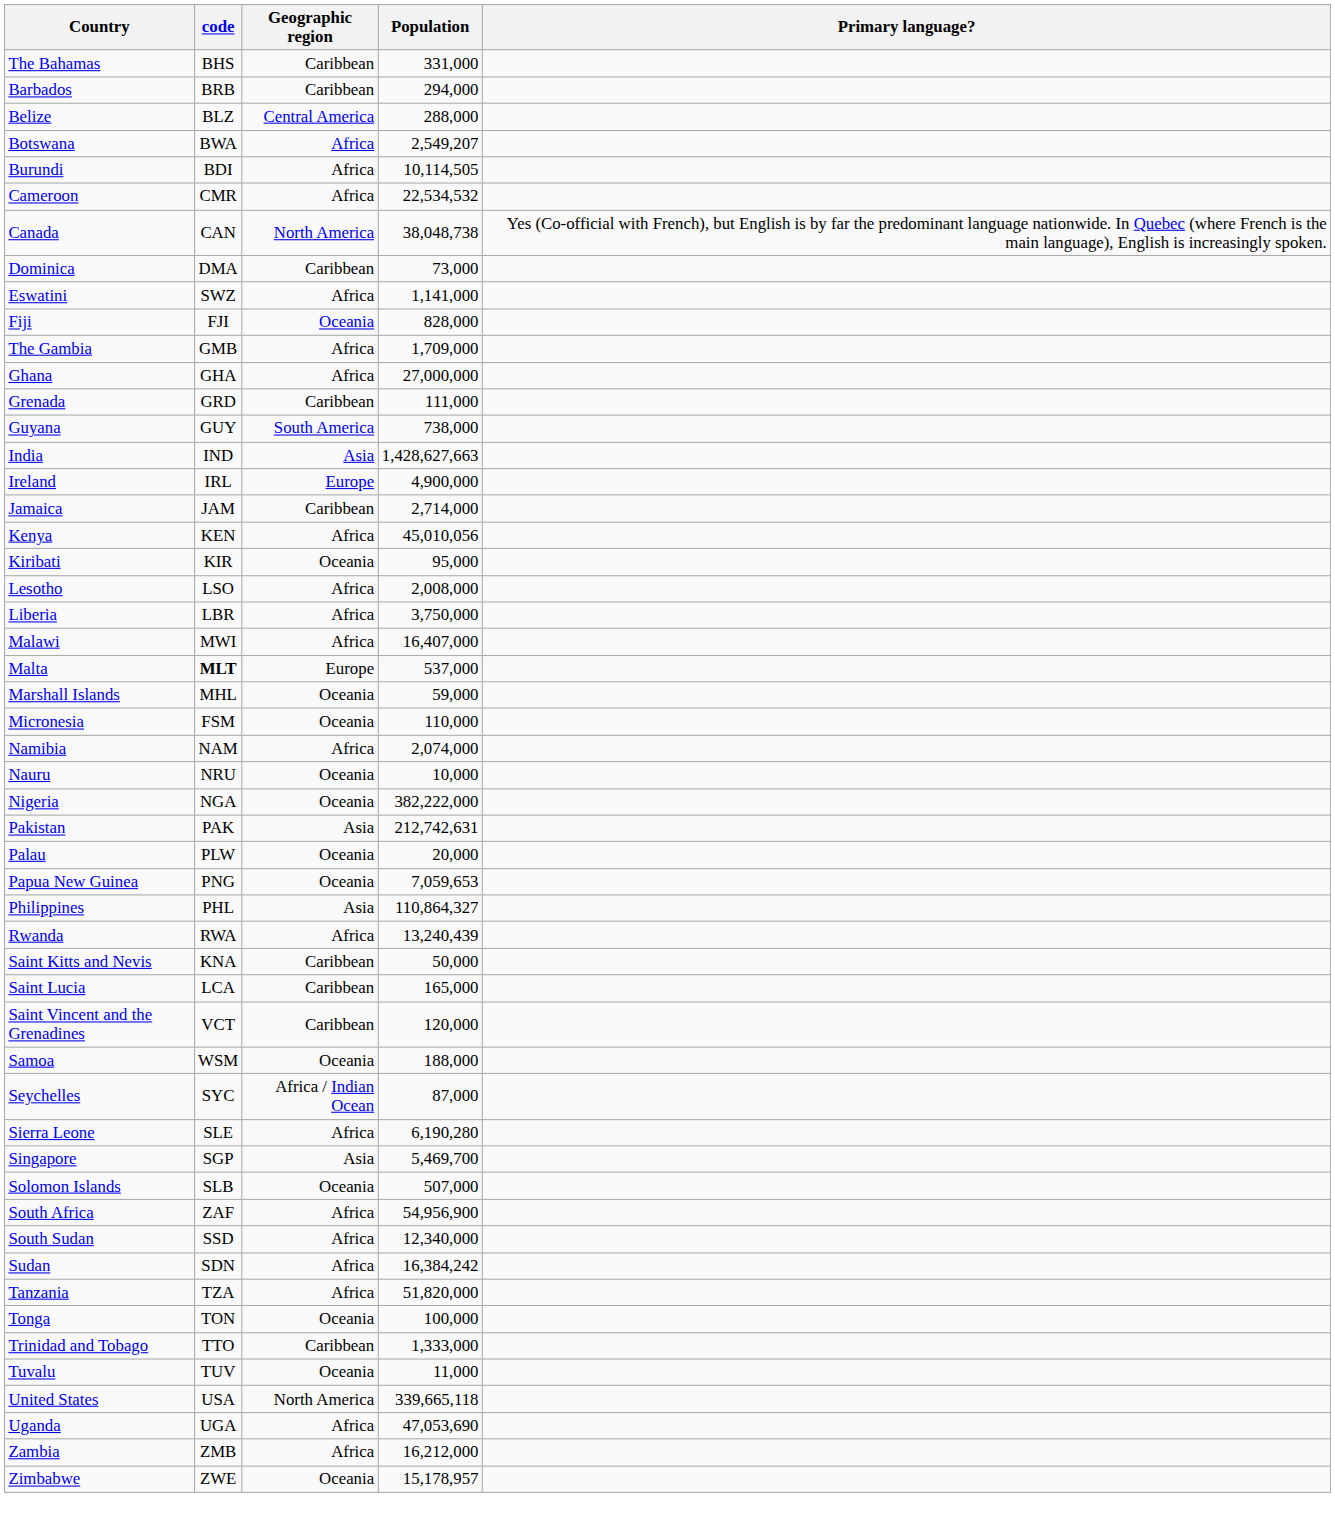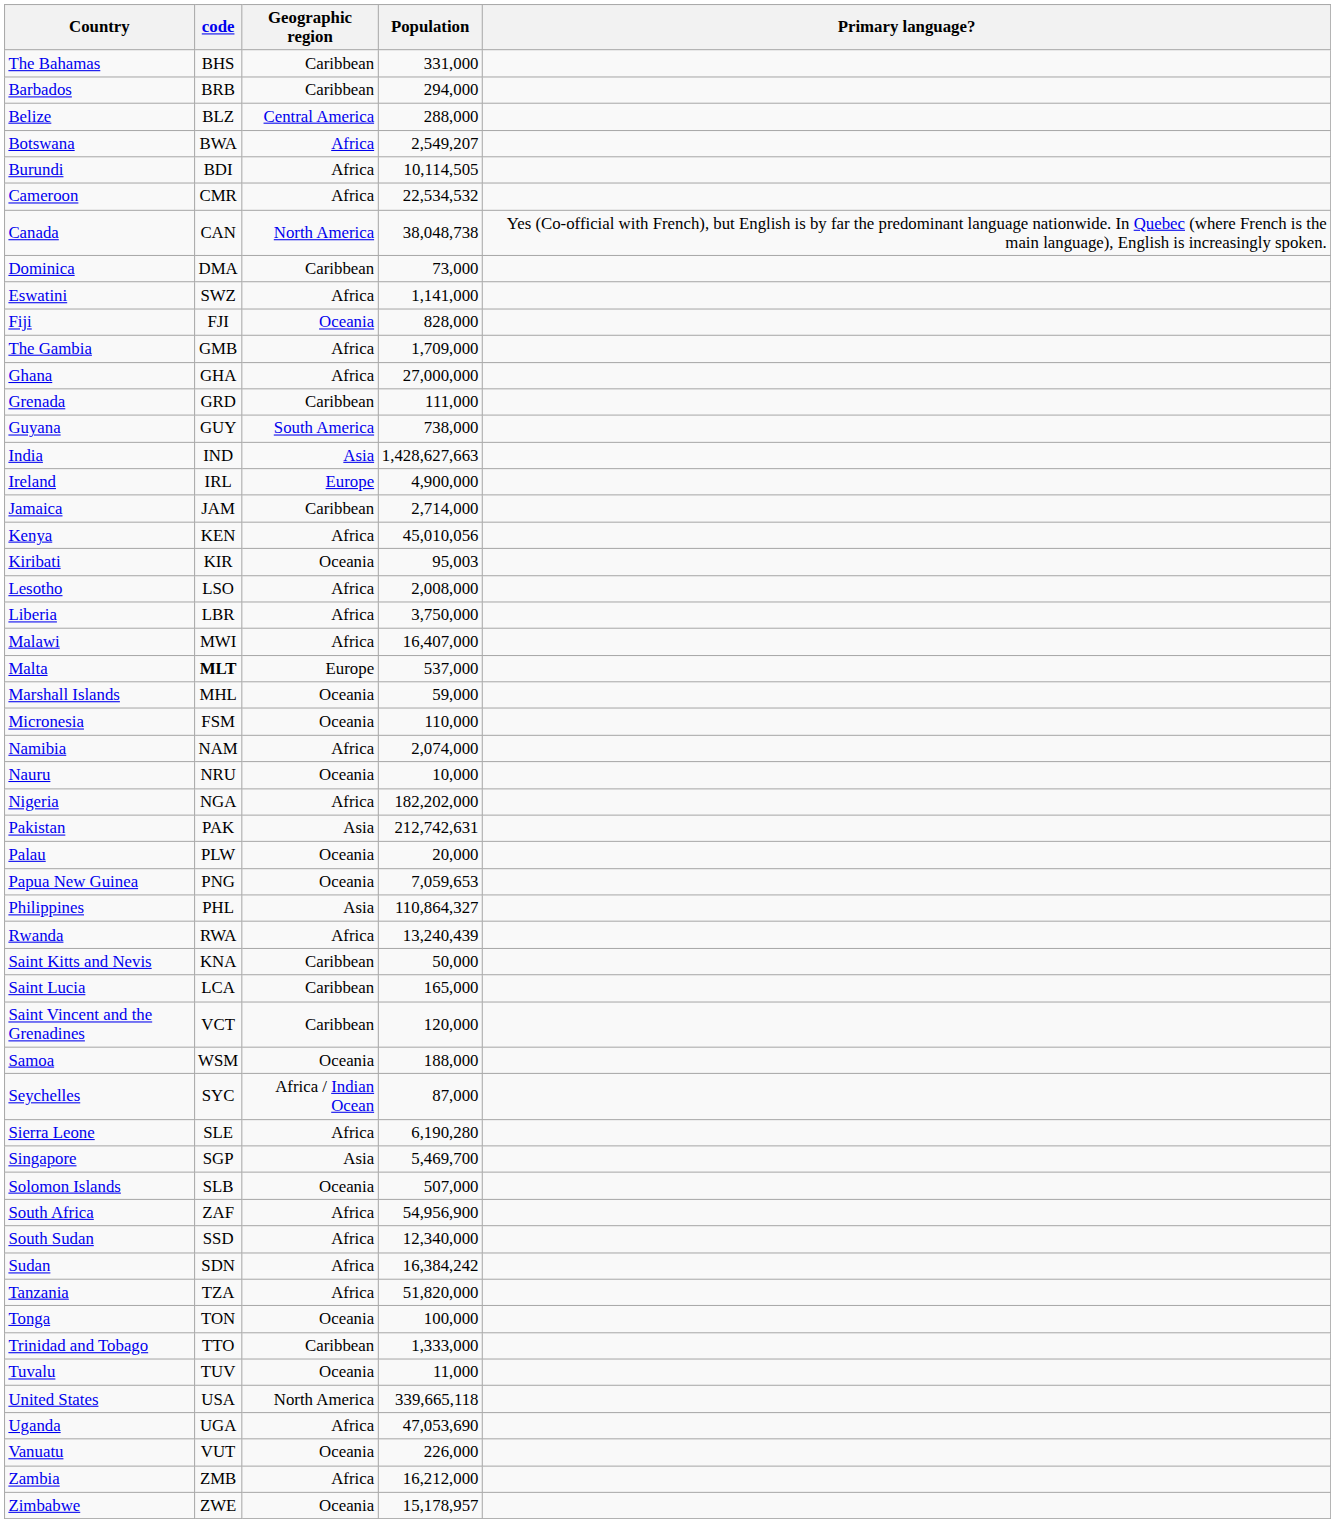(455, 561) 95,000 -> (455, 561) 95,003
(347, 801) Oceania -> (353, 801) Africa
(436, 801) 382,222,000 -> (436, 801) 182,202,000
+ row: (36, 1452)
